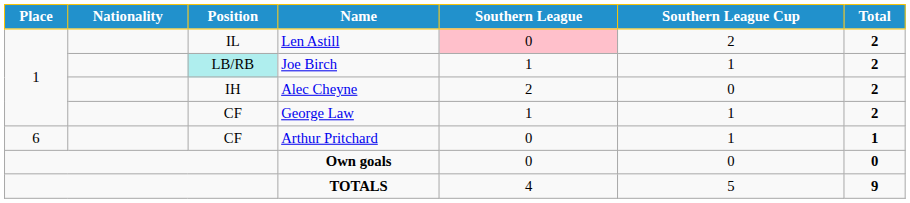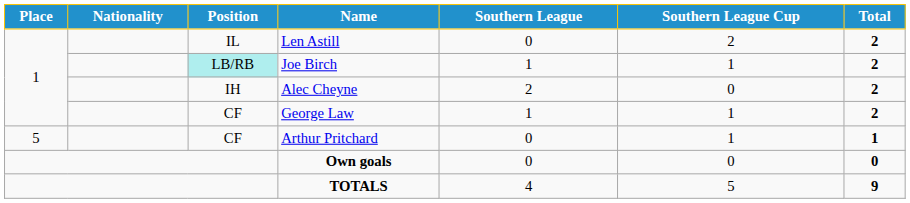(529, 41) pink background -> (529, 41) no background
(36, 138) 6 -> (36, 138) 5
